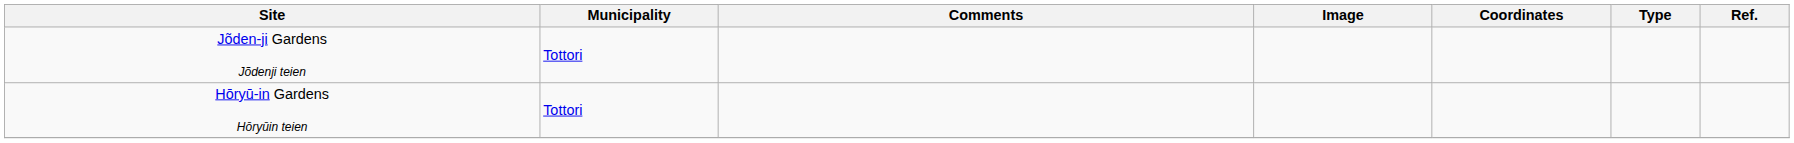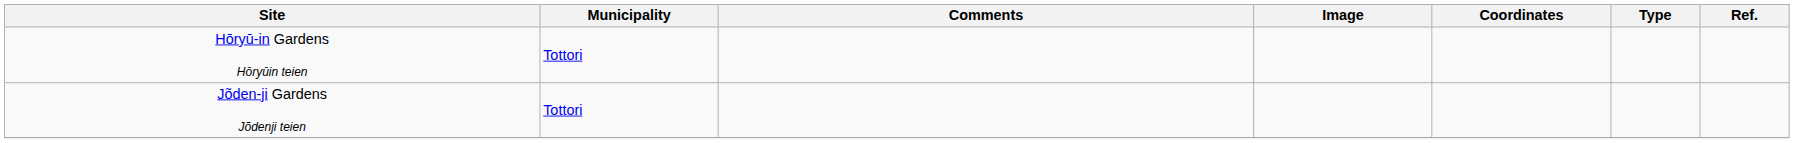rows swapped: (272, 110) <-> (272, 54)
